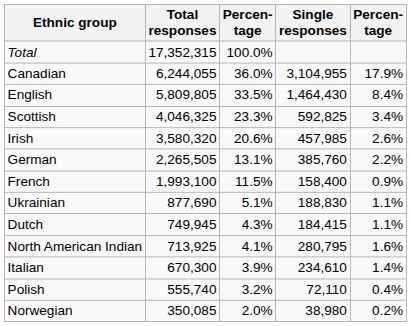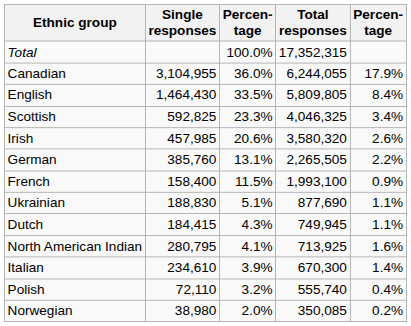columns swapped: (182, 22) <-> (313, 22)
